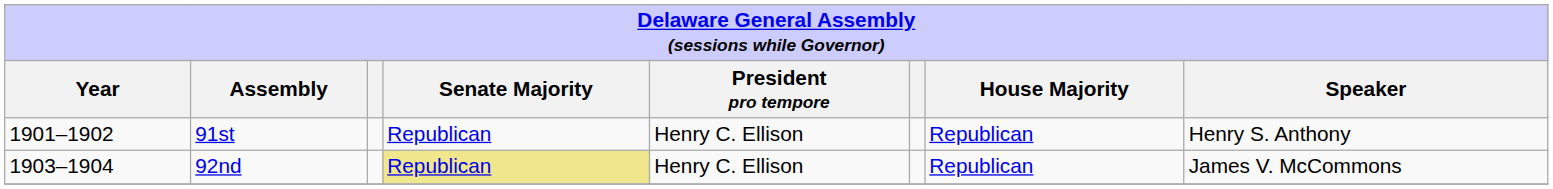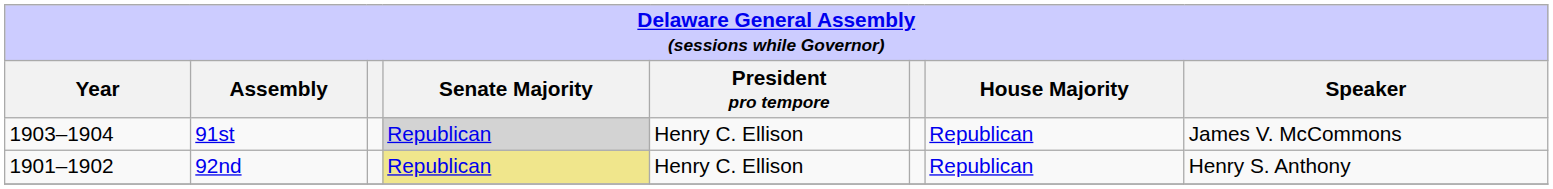(62, 133) 1901–1902 -> (62, 133) 1903–1904
(439, 133) no background -> (439, 133) lightgrey background
(1270, 133) Henry S. Anthony -> (1295, 133) James V. McCommons
(62, 166) 1903–1904 -> (62, 166) 1901–1902
(1295, 166) James V. McCommons -> (1270, 166) Henry S. Anthony
